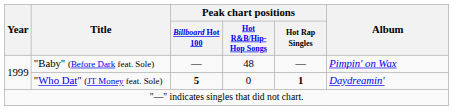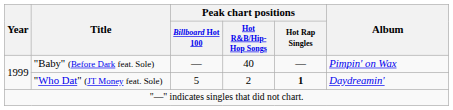(248, 64) 48 -> (248, 64) 40
(196, 81) bold -> (196, 81) normal
(248, 81) 0 -> (248, 81) 2
